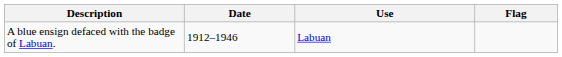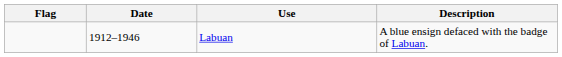columns swapped: (516, 13) <-> (94, 13)
